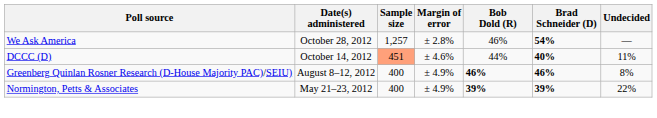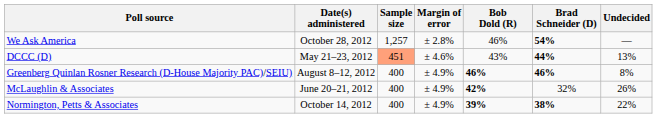(336, 56) October 14, 2012 -> (336, 56) May 21–23, 2012
(498, 56) 44% -> (498, 56) 43%
(545, 56) 40% -> (545, 56) 44%
(627, 56) 11% -> (627, 56) 13%
+ row: (60, 89)
(336, 89) May 21–23, 2012 -> (336, 105) October 14, 2012
(545, 89) 39% -> (545, 105) 38%
